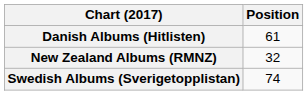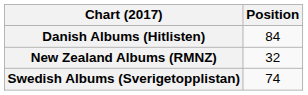(273, 36) 61 -> (273, 36) 84
